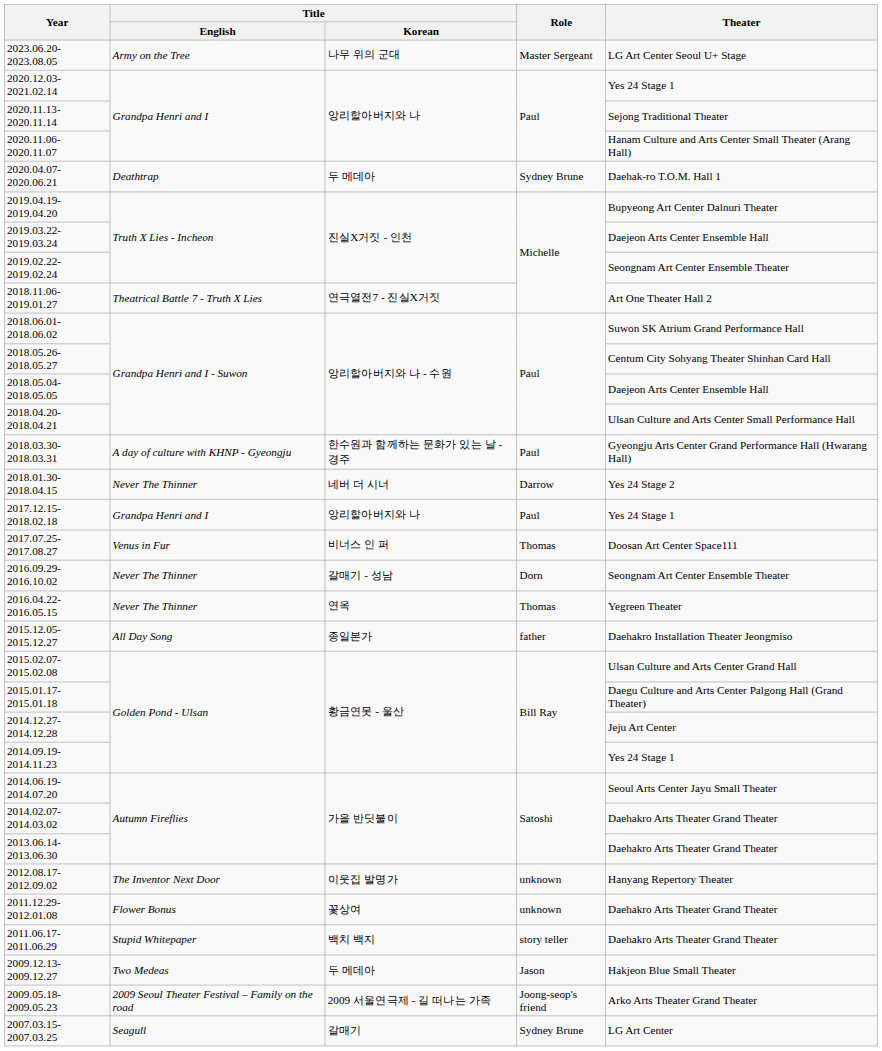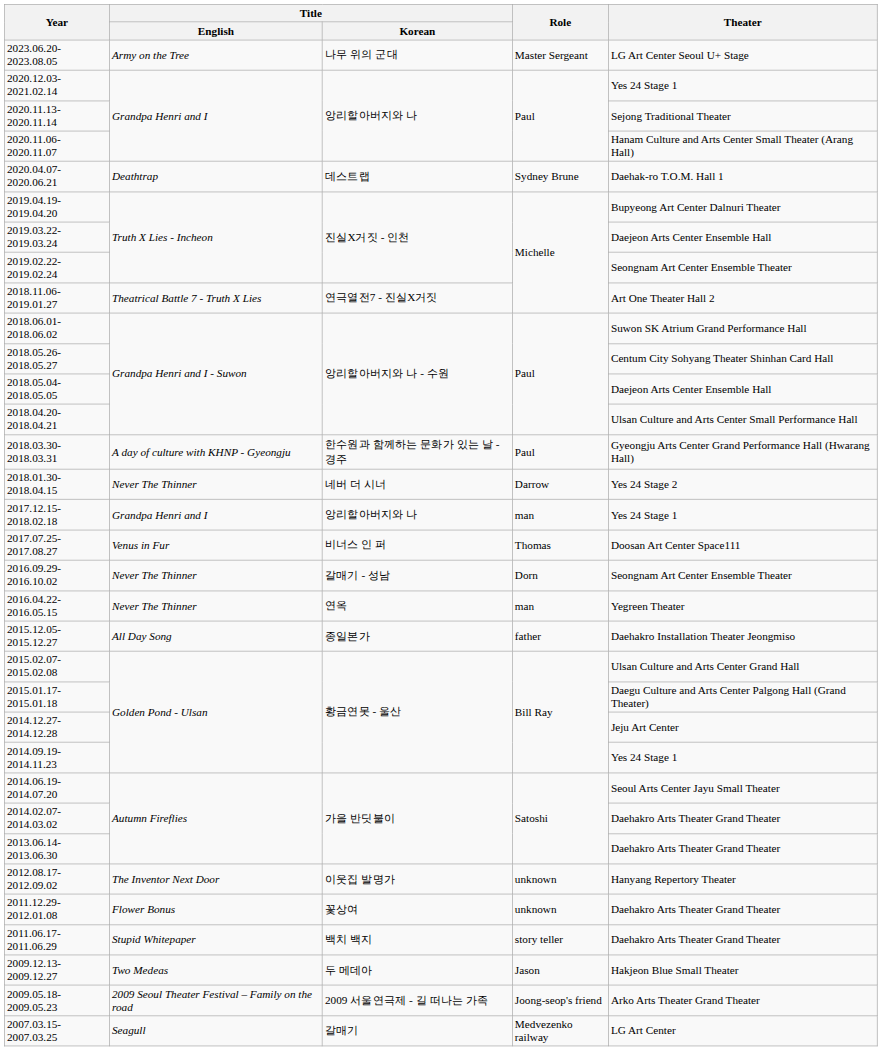(352, 176) 두 메데아 -> (347, 176) 데스트랩
(530, 514) Paul -> (525, 514) man
(538, 605) Thomas -> (525, 605) man
(552, 1031) Sydney Brune -> (544, 1031) Medvezenko railway
